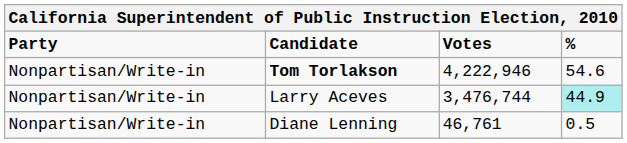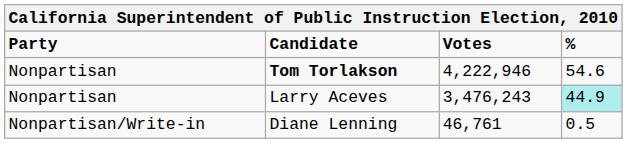(107, 71) Nonpartisan/Write-in -> (63, 71) Nonpartisan
(107, 98) Nonpartisan/Write-in -> (63, 98) Nonpartisan
(487, 98) 3,476,744 -> (487, 98) 3,476,243
